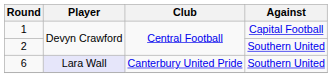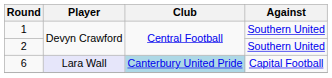(286, 30) Capital Football -> (286, 30) Southern United
(185, 64) no background -> (185, 64) lightblue background
(286, 64) Southern United -> (286, 64) Capital Football
